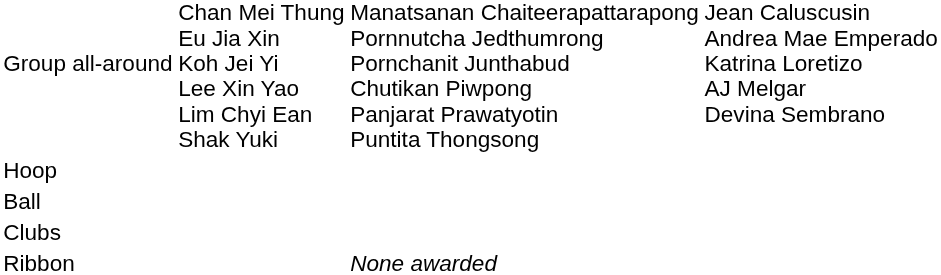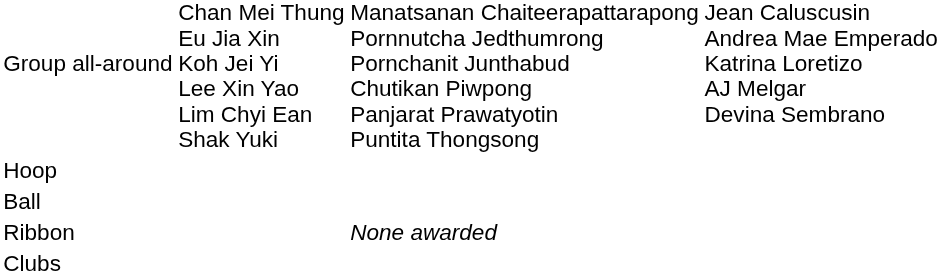rows swapped: (32, 233) <-> (39, 264)
